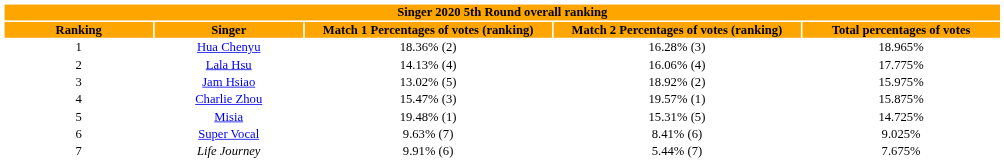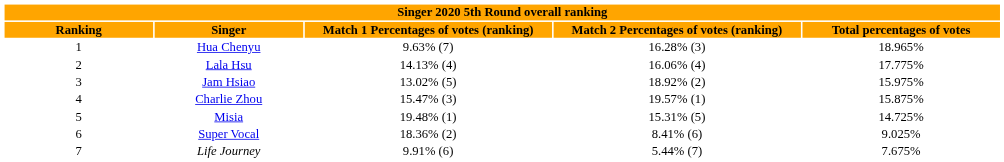(428, 47) 18.36% (2) -> (428, 47) 9.63% (7)
(428, 134) 9.63% (7) -> (428, 134) 18.36% (2)
